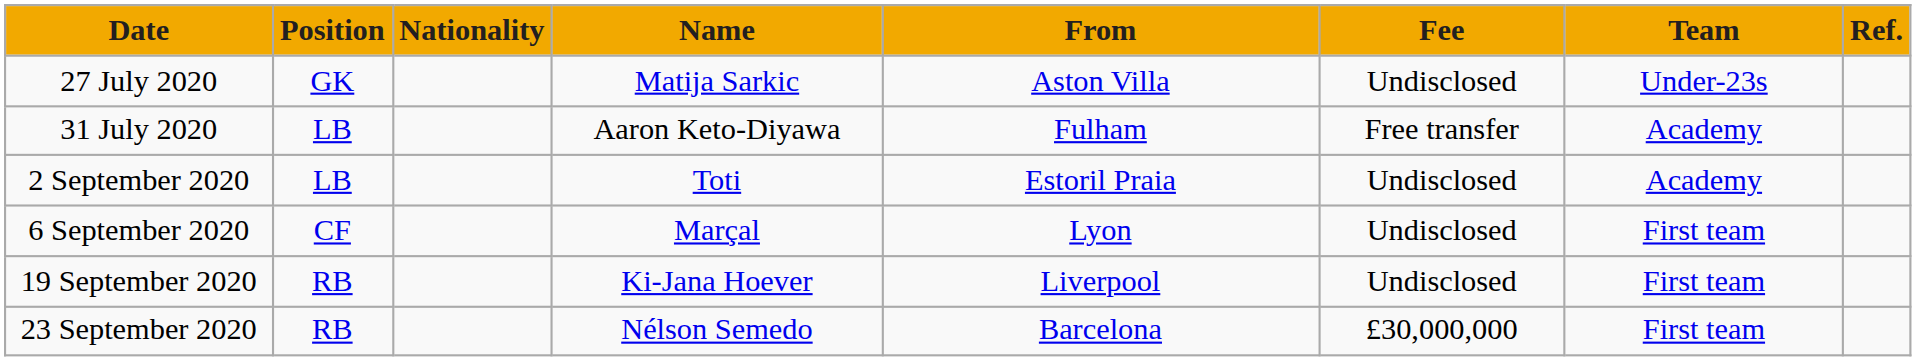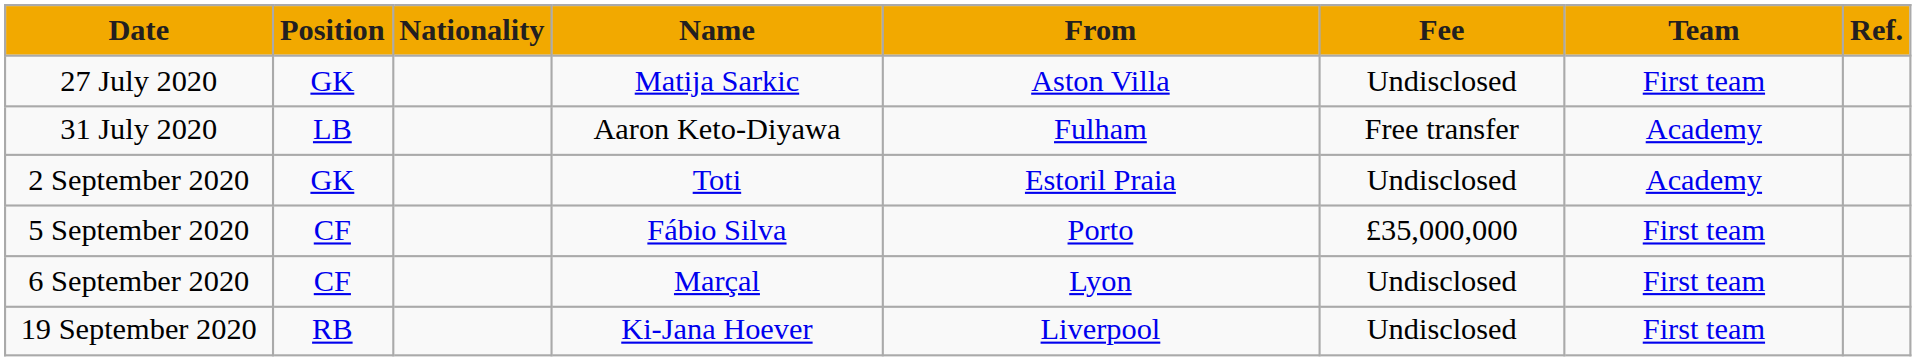(1704, 80) Under-23s -> (1704, 80) First team
(332, 180) LB -> (332, 180) GK
+ row: (139, 230)
- row: (139, 330)
